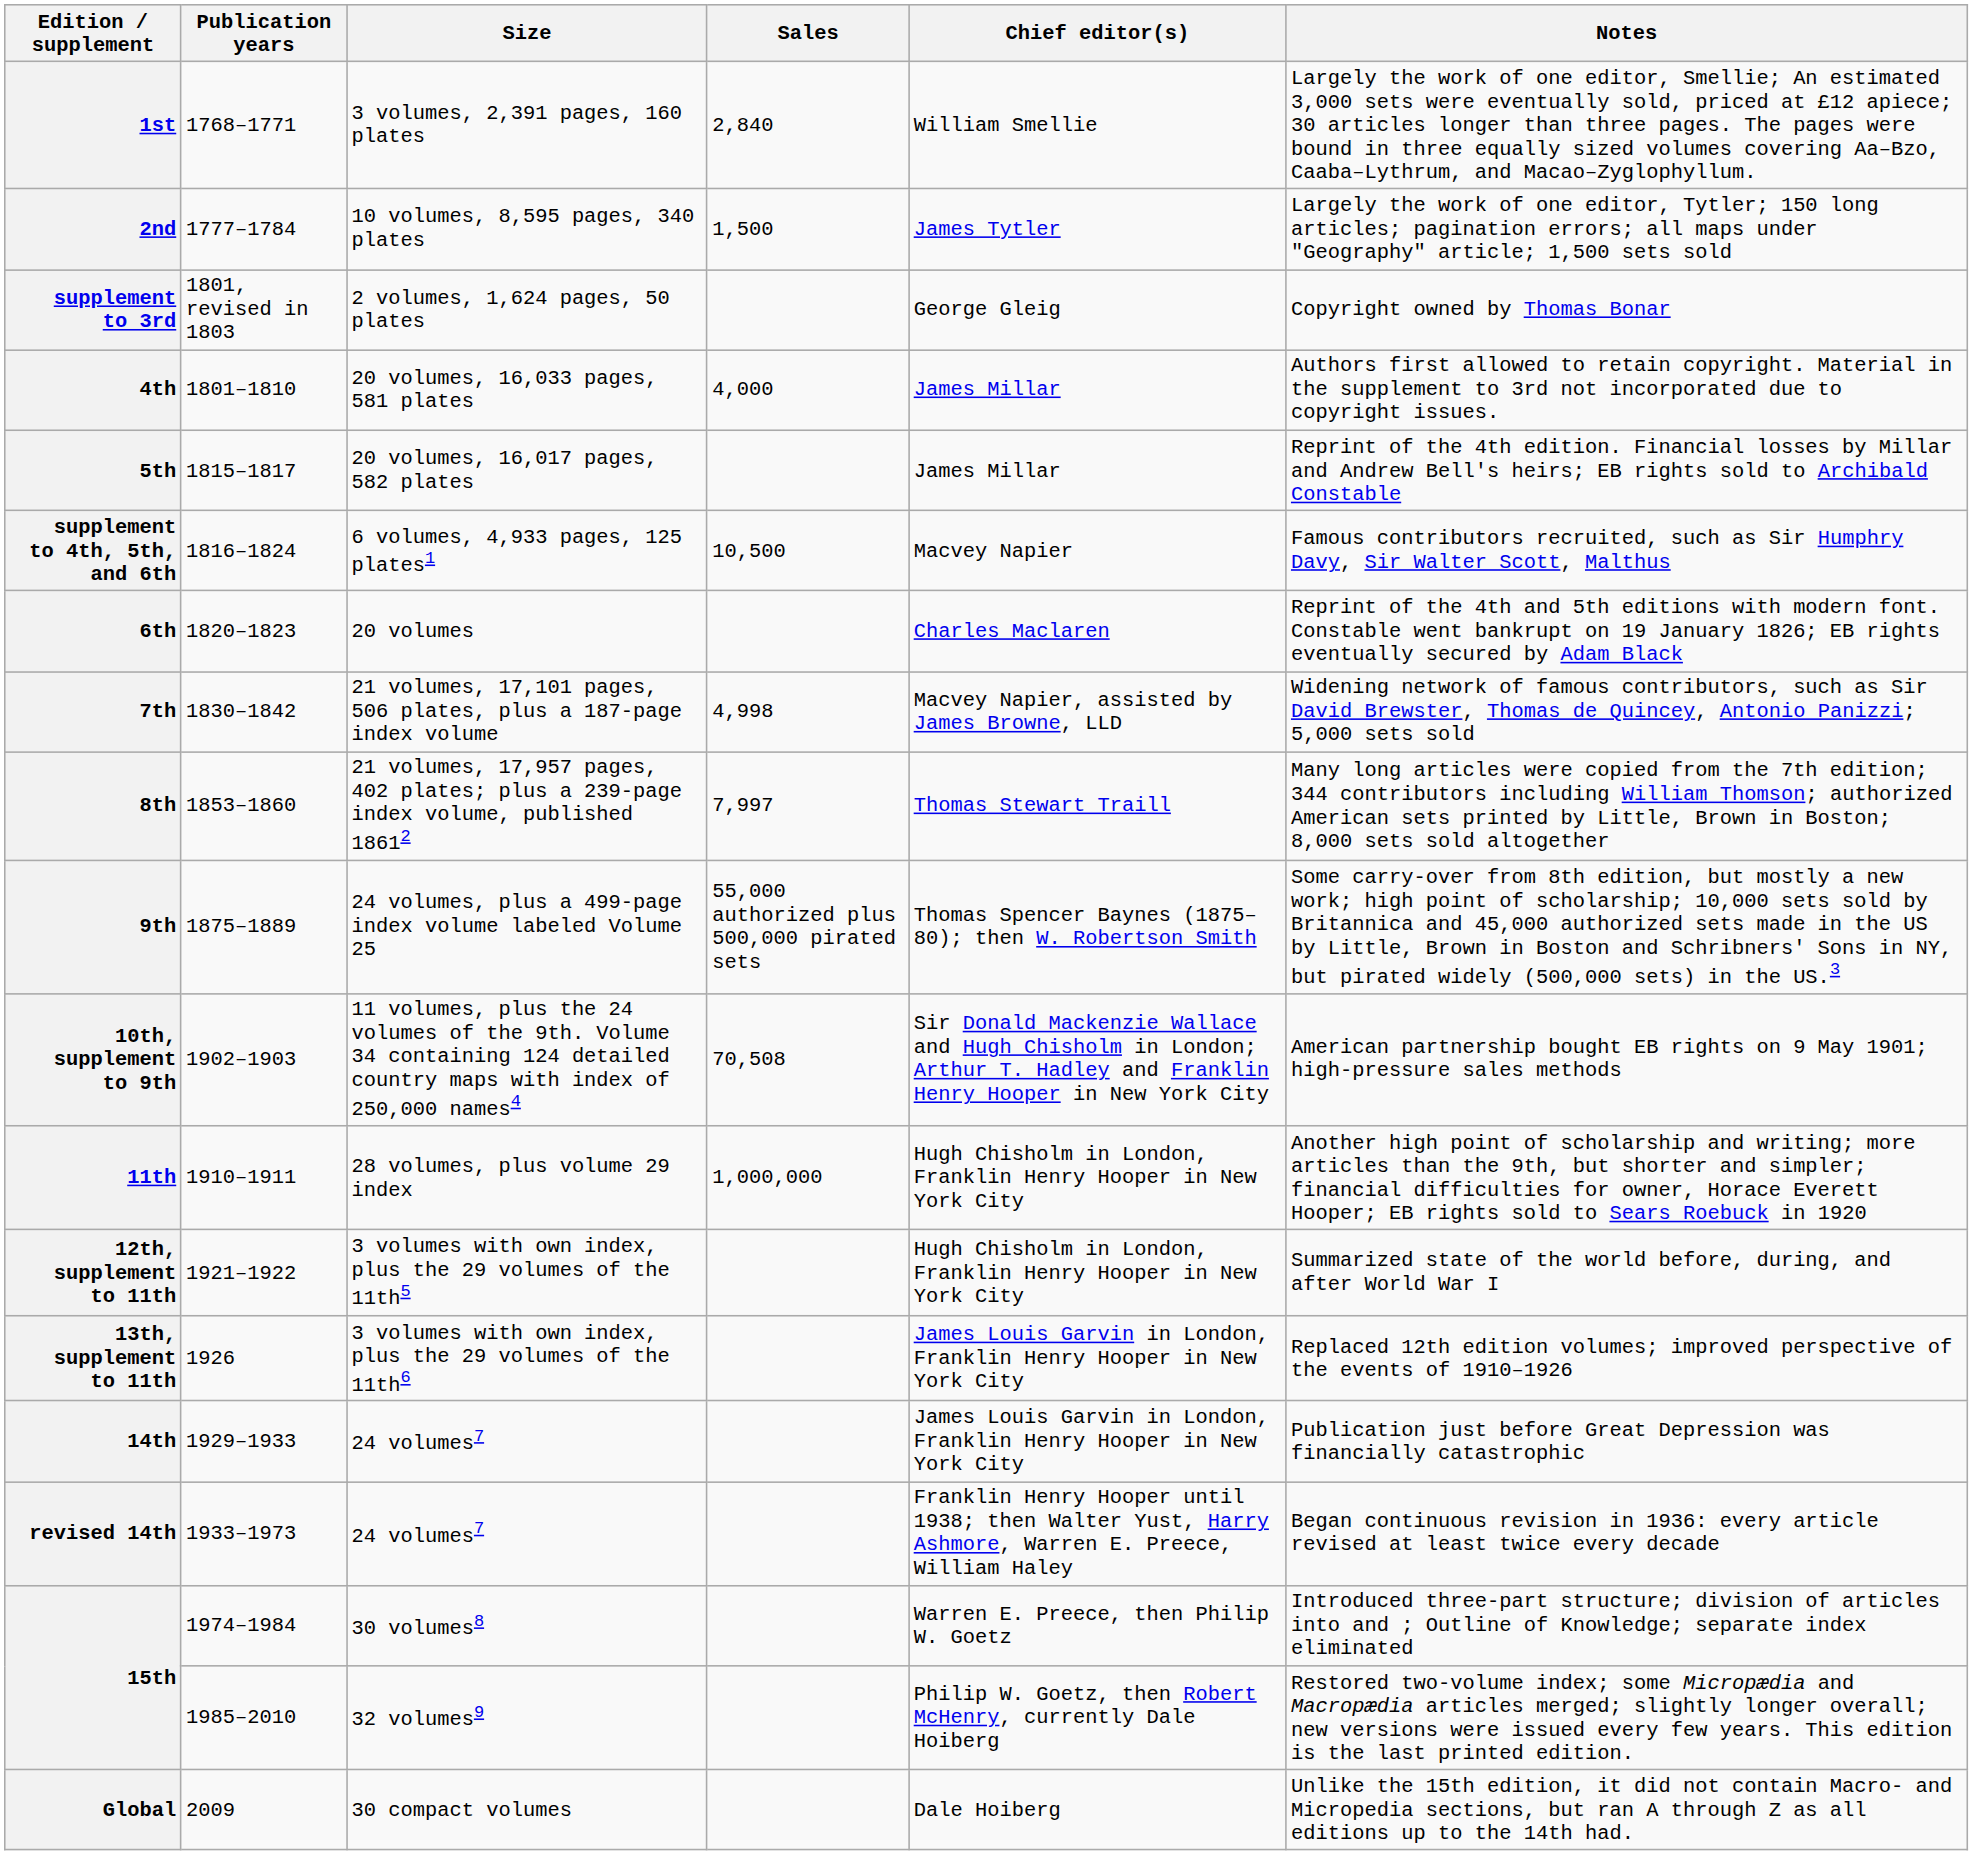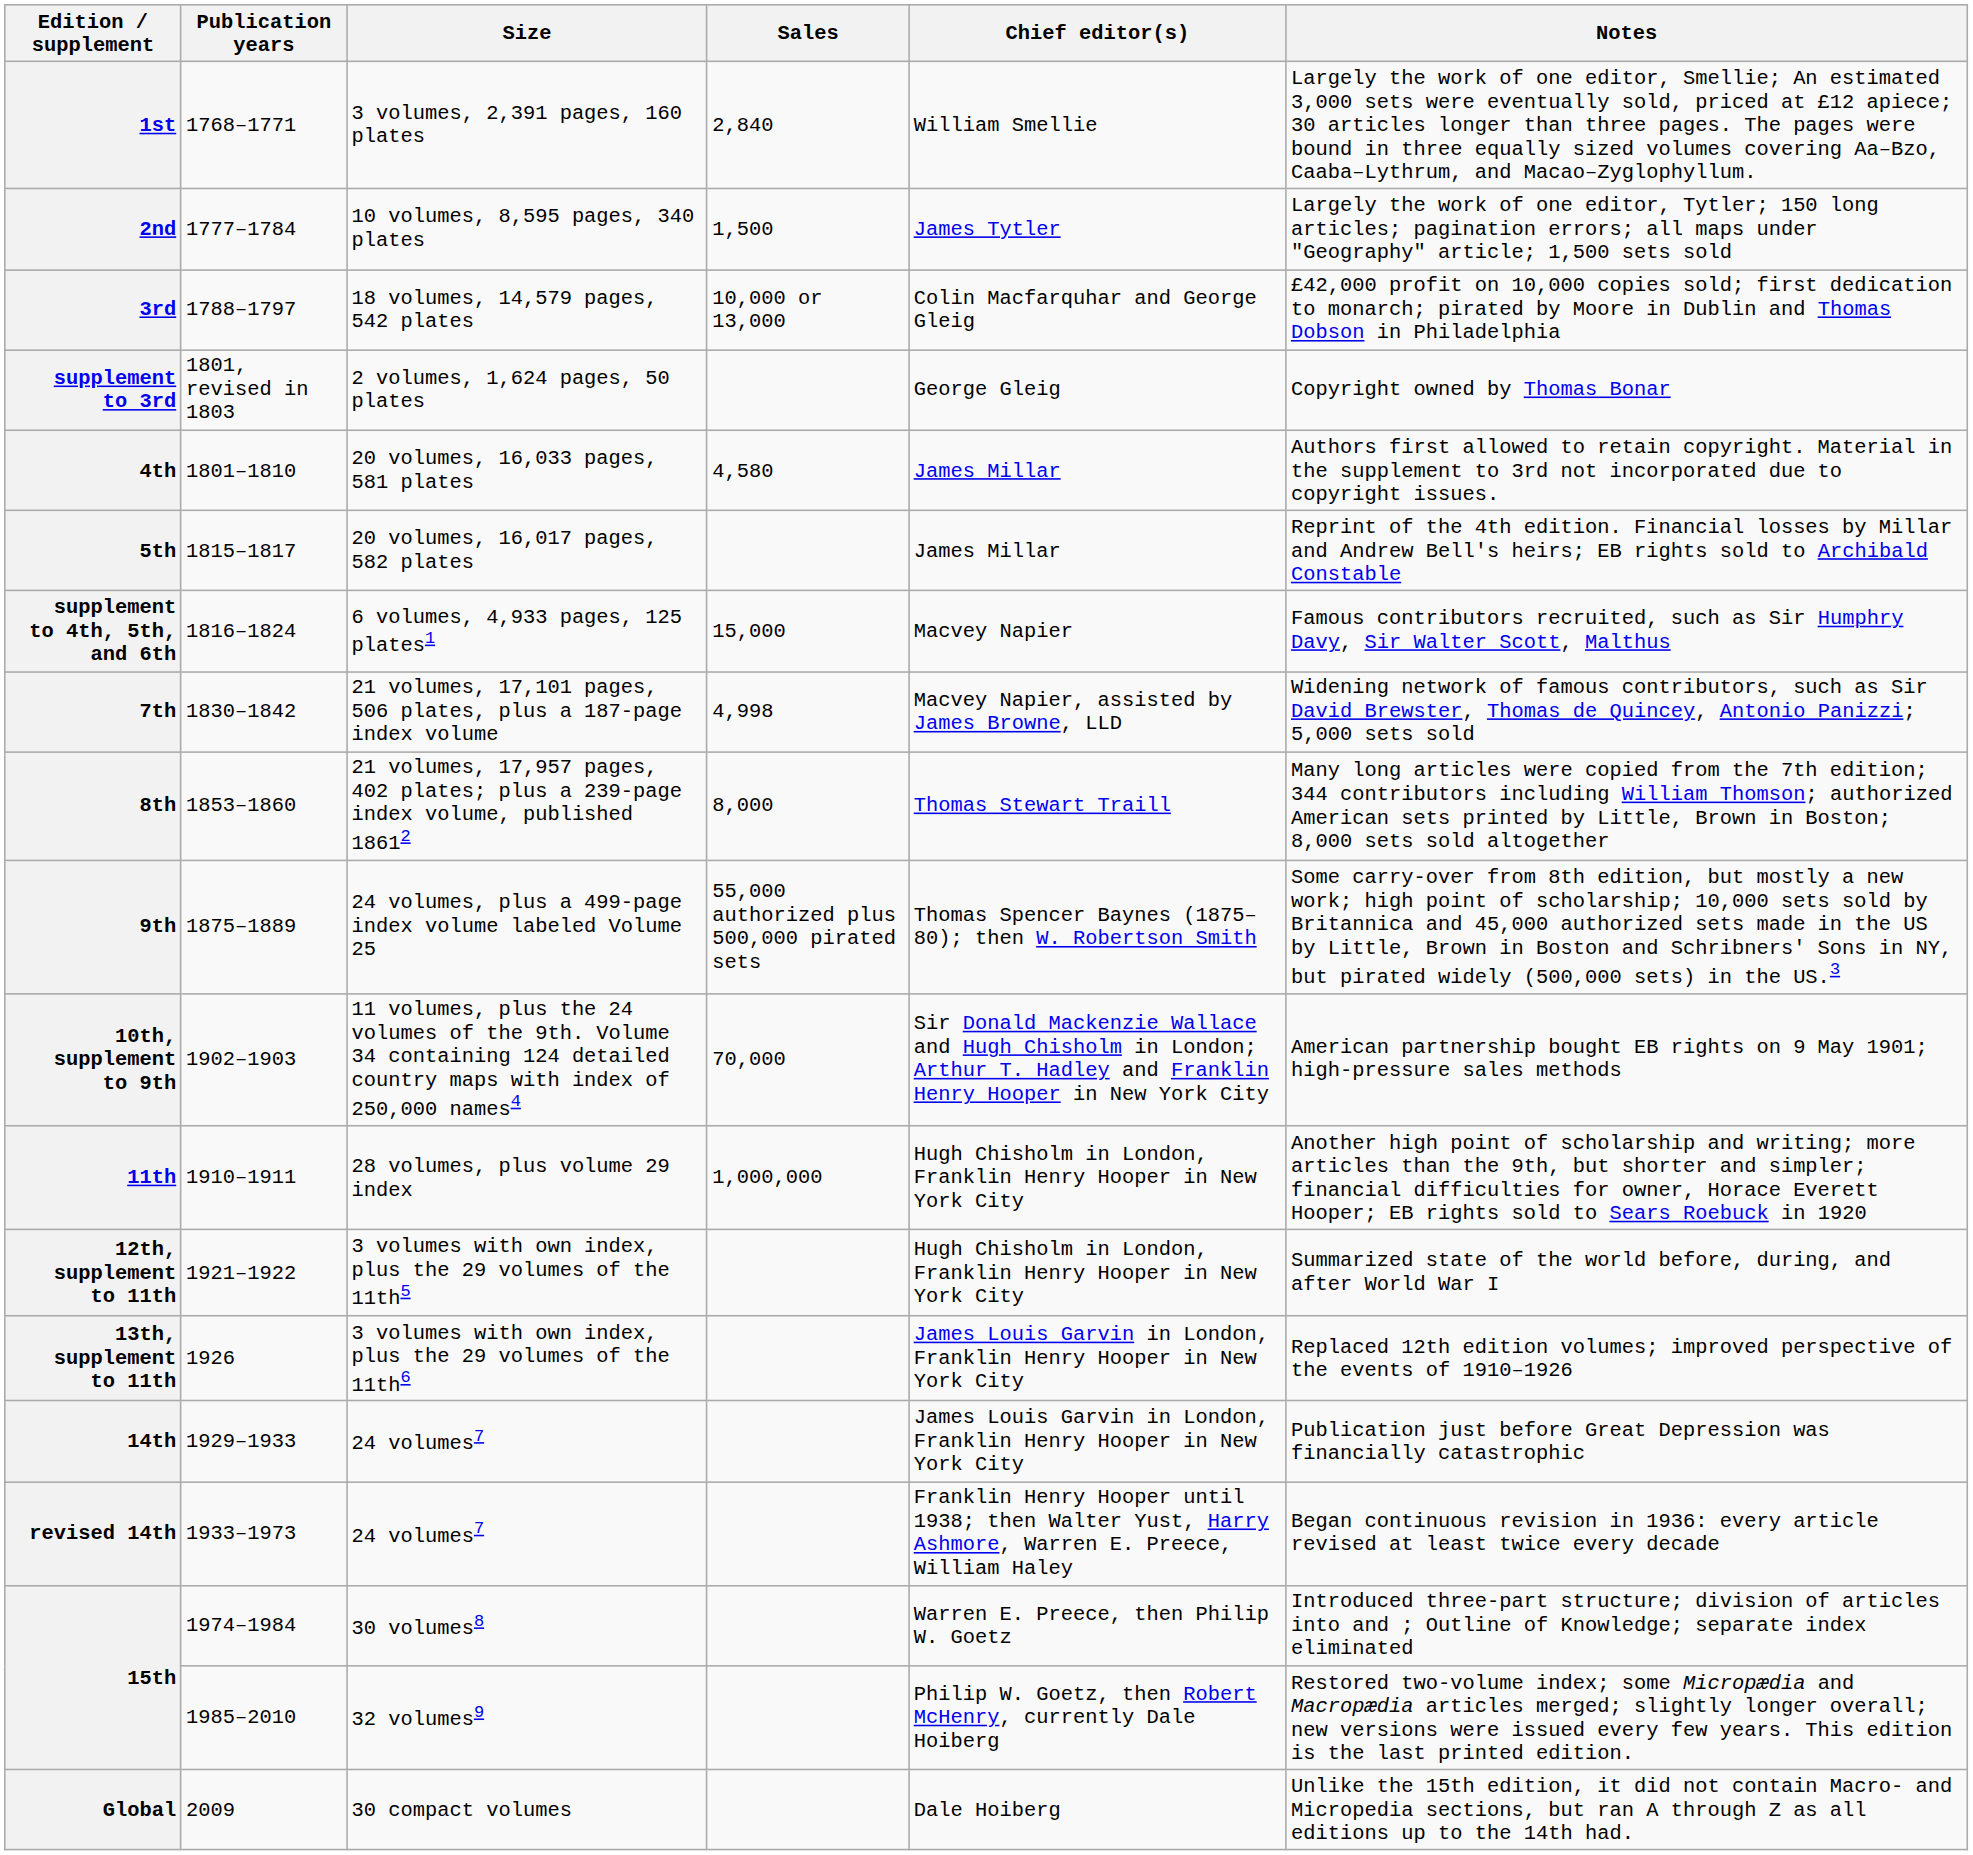+ row: (158, 310)
(743, 390) 4,000 -> (743, 470) 4,580
(749, 551) 10,500 -> (749, 631) 15,000
- row: (158, 631)
(743, 806) 7,997 -> (743, 806) 8,000
(749, 1060) 70,508 -> (749, 1060) 70,000
